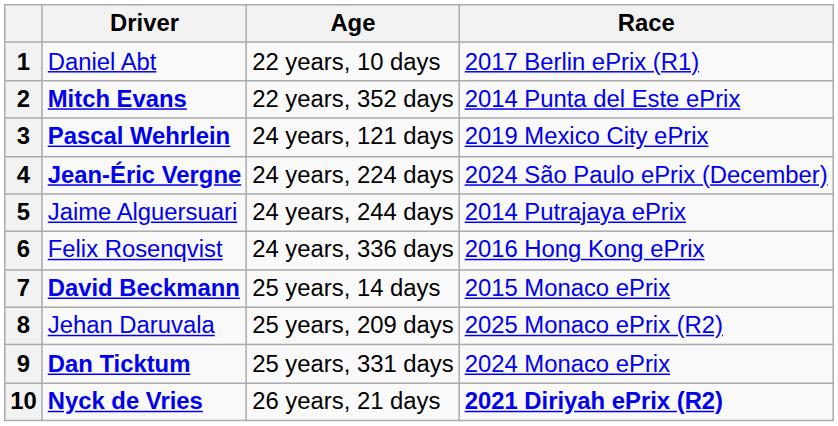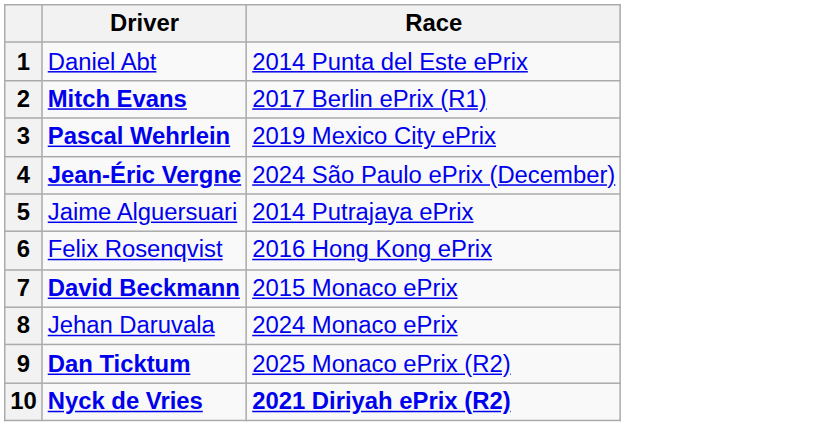- column: (353, 23)
(582, 61) 2017 Berlin ePrix (R1) -> (390, 61) 2014 Punta del Este ePrix
(602, 99) 2014 Punta del Este ePrix -> (369, 99) 2017 Berlin ePrix (R1)
(594, 325) 2025 Monaco ePrix (R2) -> (355, 325) 2024 Monaco ePrix
(567, 363) 2024 Monaco ePrix -> (381, 363) 2025 Monaco ePrix (R2)
